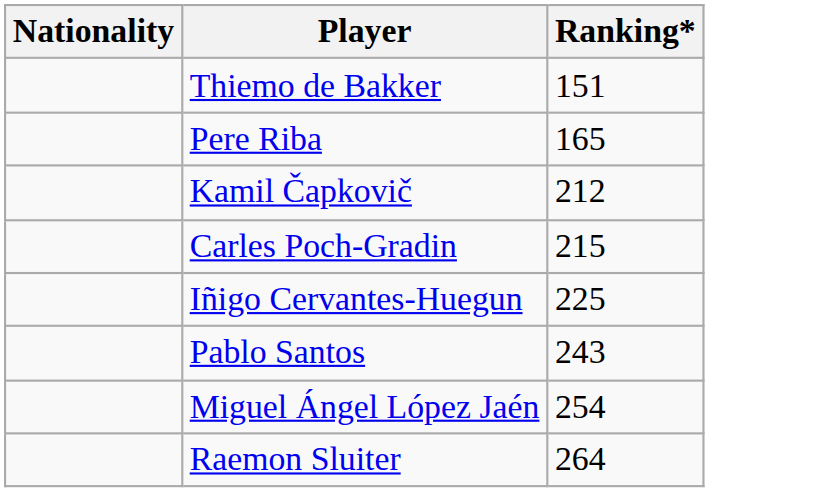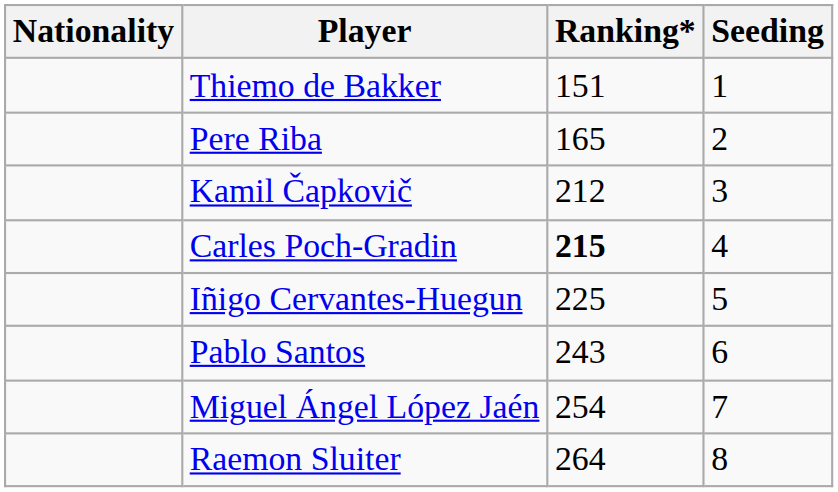+ column: (768, 31)
(580, 245) normal -> (580, 245) bold
